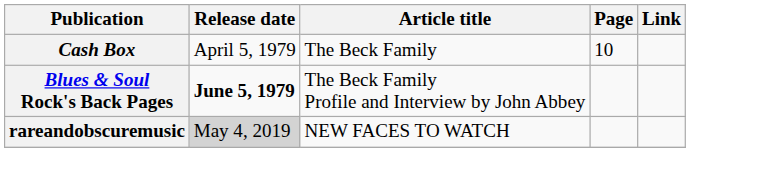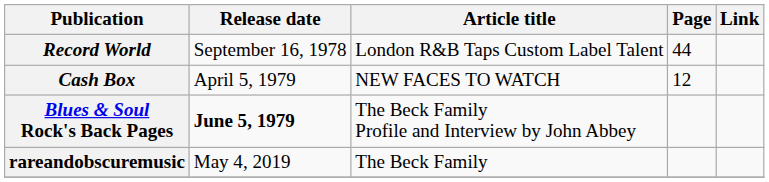+ row: (97, 49)
(371, 49) The Beck Family -> (458, 79) NEW FACES TO WATCH
(604, 49) 10 -> (682, 79) 12
(242, 131) lightgrey background -> (242, 161) no background
(407, 131) NEW FACES TO WATCH -> (421, 161) The Beck Family
